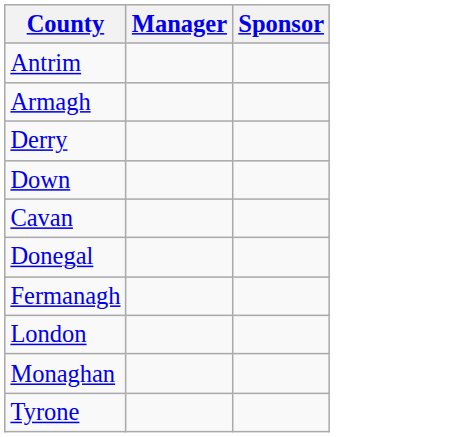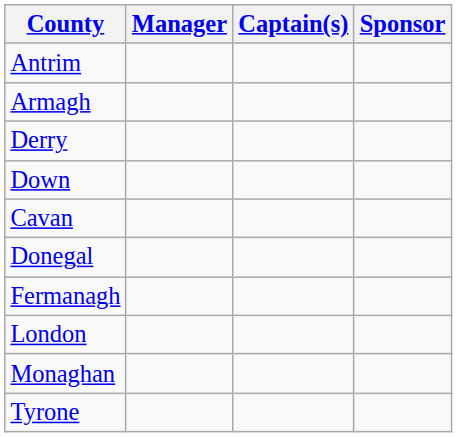+ column: (293, 23)
